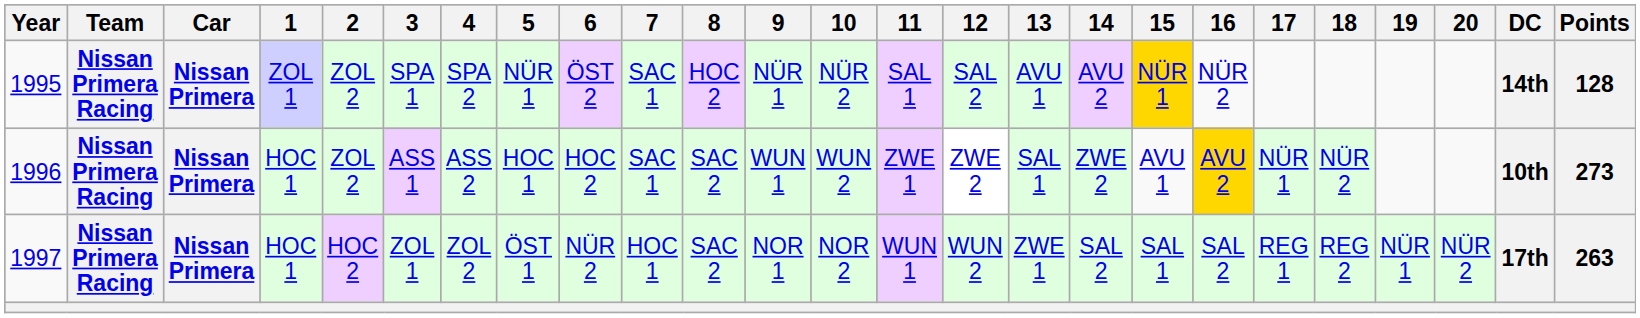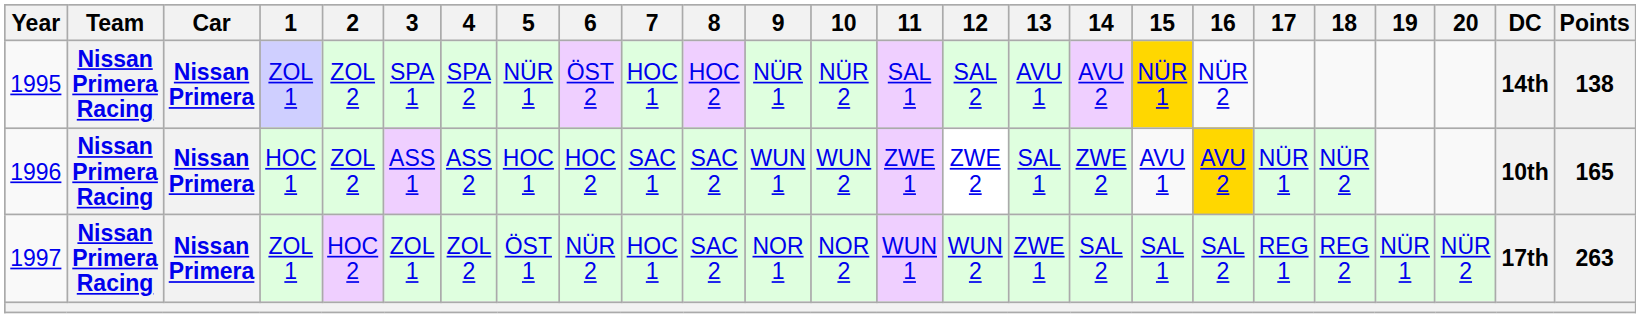(652, 84) SAC 1 -> (652, 84) HOC 1
(1595, 84) 128 -> (1595, 84) 138
(1595, 171) 273 -> (1595, 171) 165
(291, 258) HOC 1 -> (291, 258) ZOL 1
